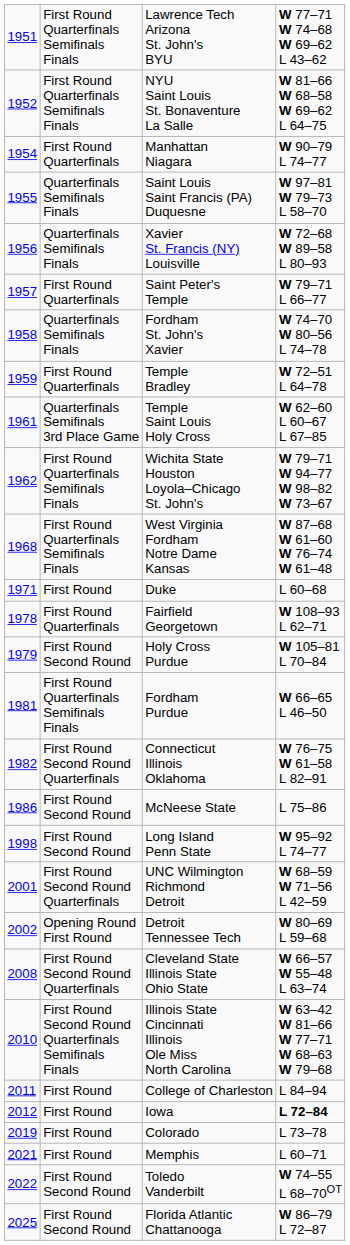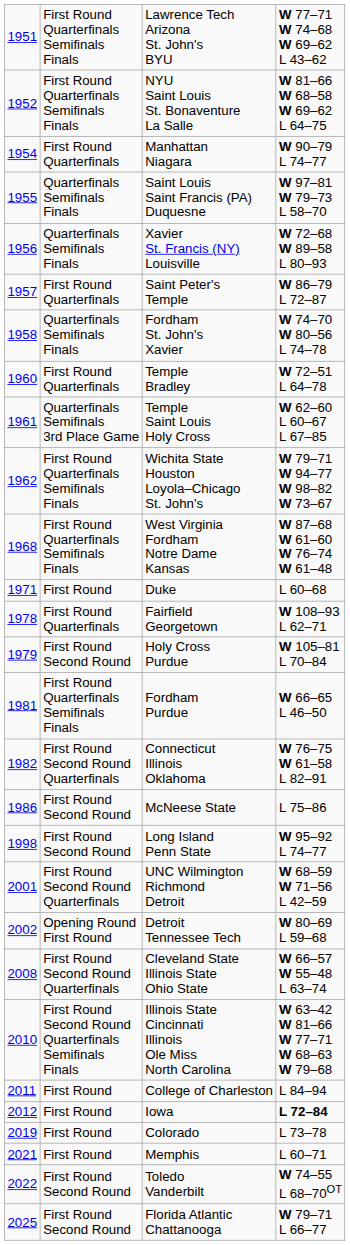(306, 292) W 79–71 L 66–77 -> (306, 292) W 86–79 L 72–87
(22, 379) 1959 -> (22, 379) 1960
(306, 1222) W 86–79 L 72–87 -> (306, 1222) W 79–71 L 66–77
